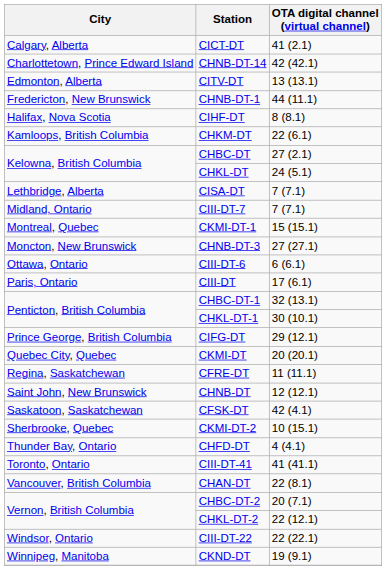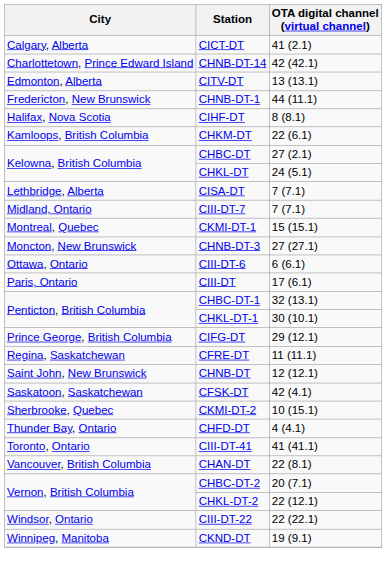- row: (223, 355)
